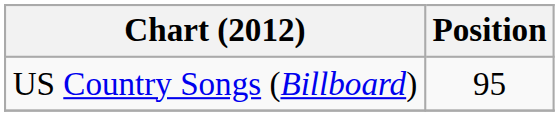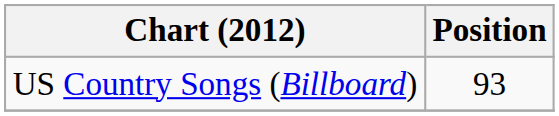(490, 83) 95 -> (490, 83) 93
